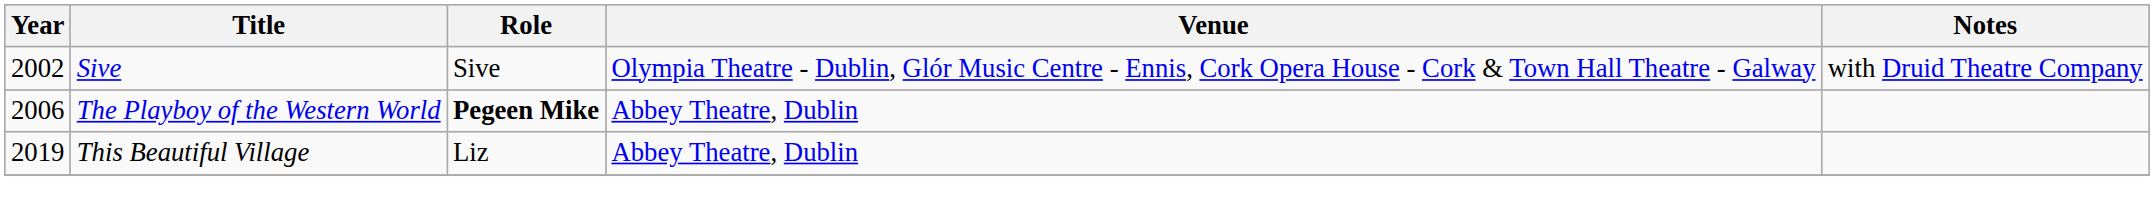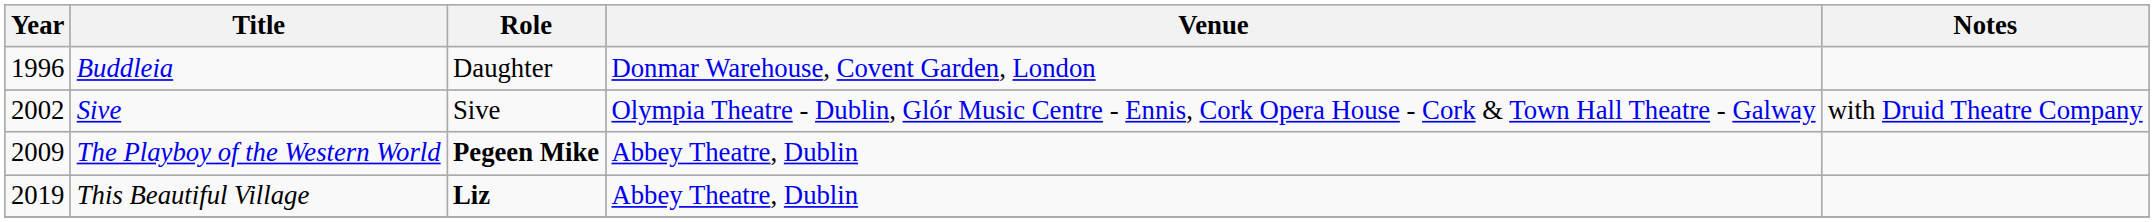+ row: (125, 68)
(38, 110) 2006 -> (38, 152) 2009
(471, 152) normal -> (472, 195) bold
